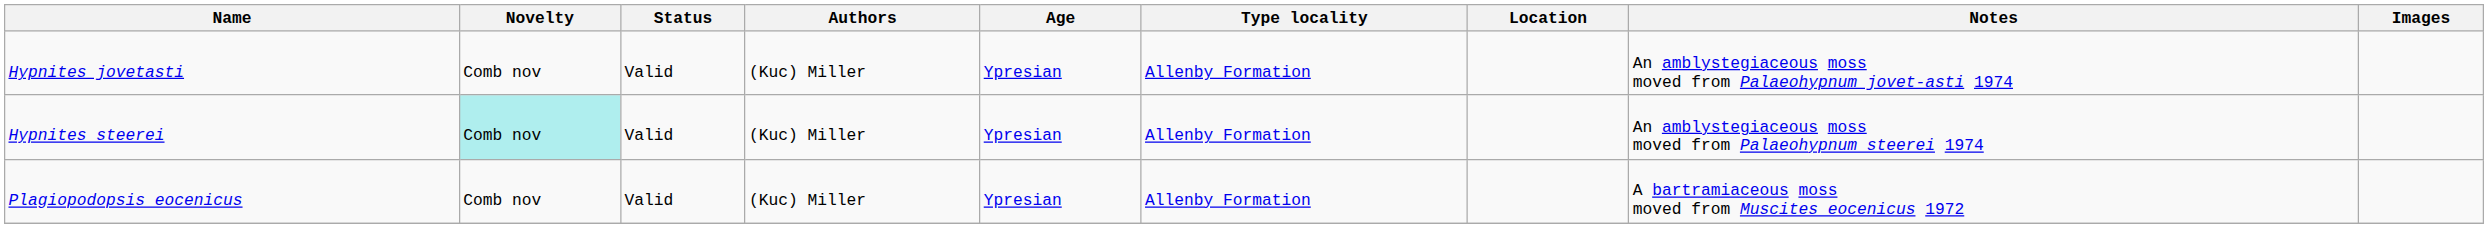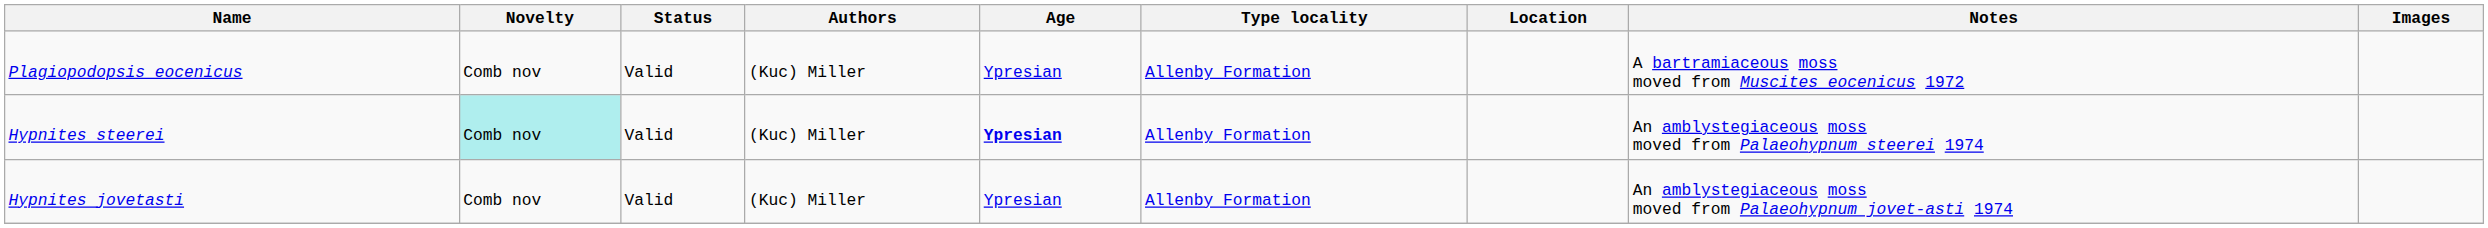rows swapped: (96, 72) <-> (126, 200)
(1023, 136) normal -> (1023, 136) bold
